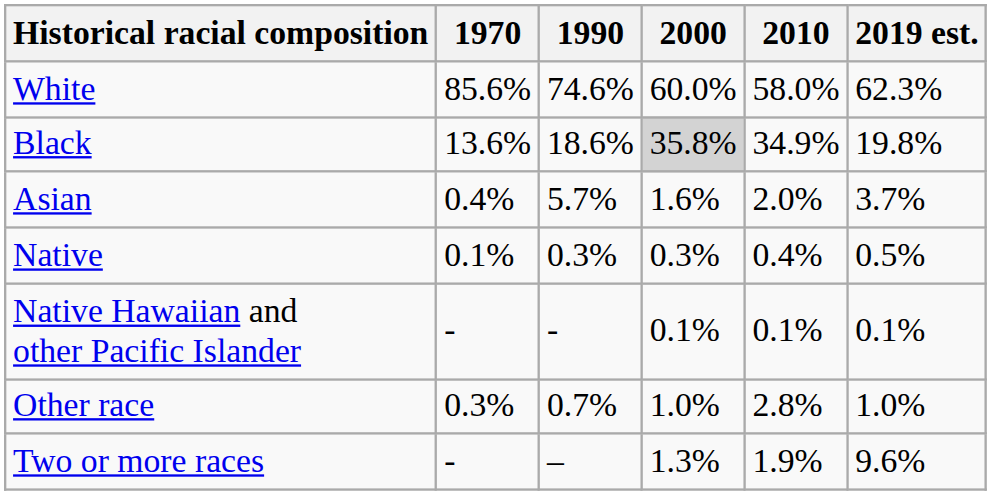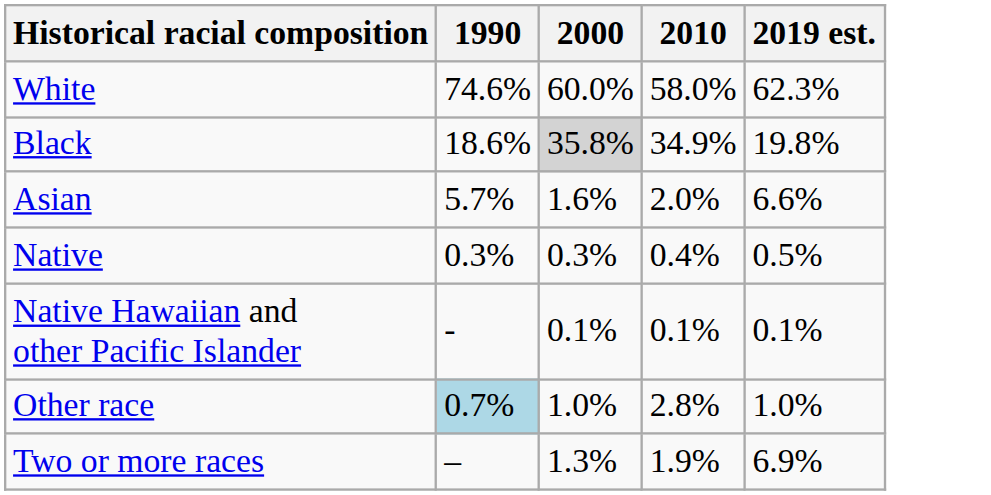- column: (488, 32)
(890, 199) 3.7% -> (788, 199) 6.6%
(582, 405) no background -> (479, 405) lightblue background
(890, 461) 9.6% -> (788, 461) 6.9%
